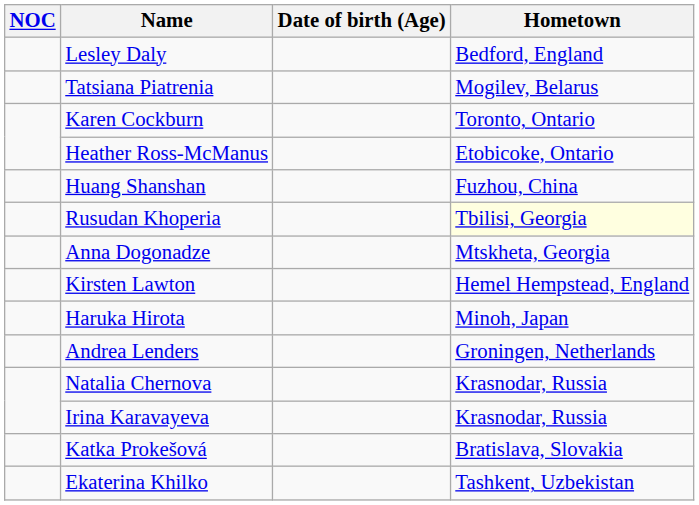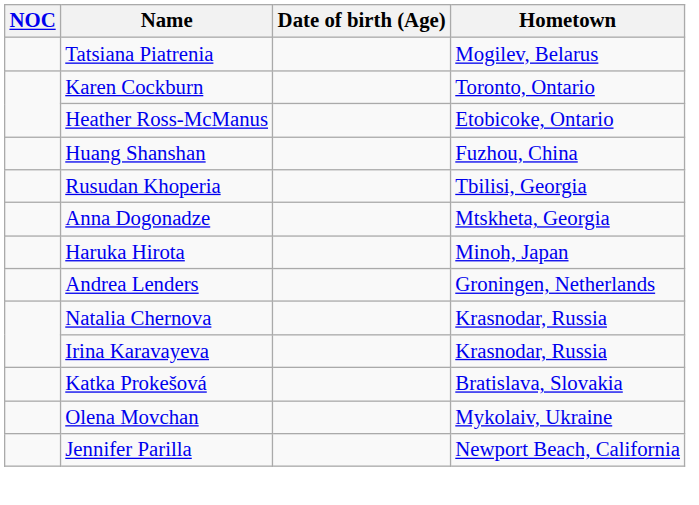- row: (116, 53)
(521, 218) lightyellow background -> (521, 185) no background
- row: (130, 284)
+ row: (132, 416)
+ row: (129, 449)
- row: (137, 482)
